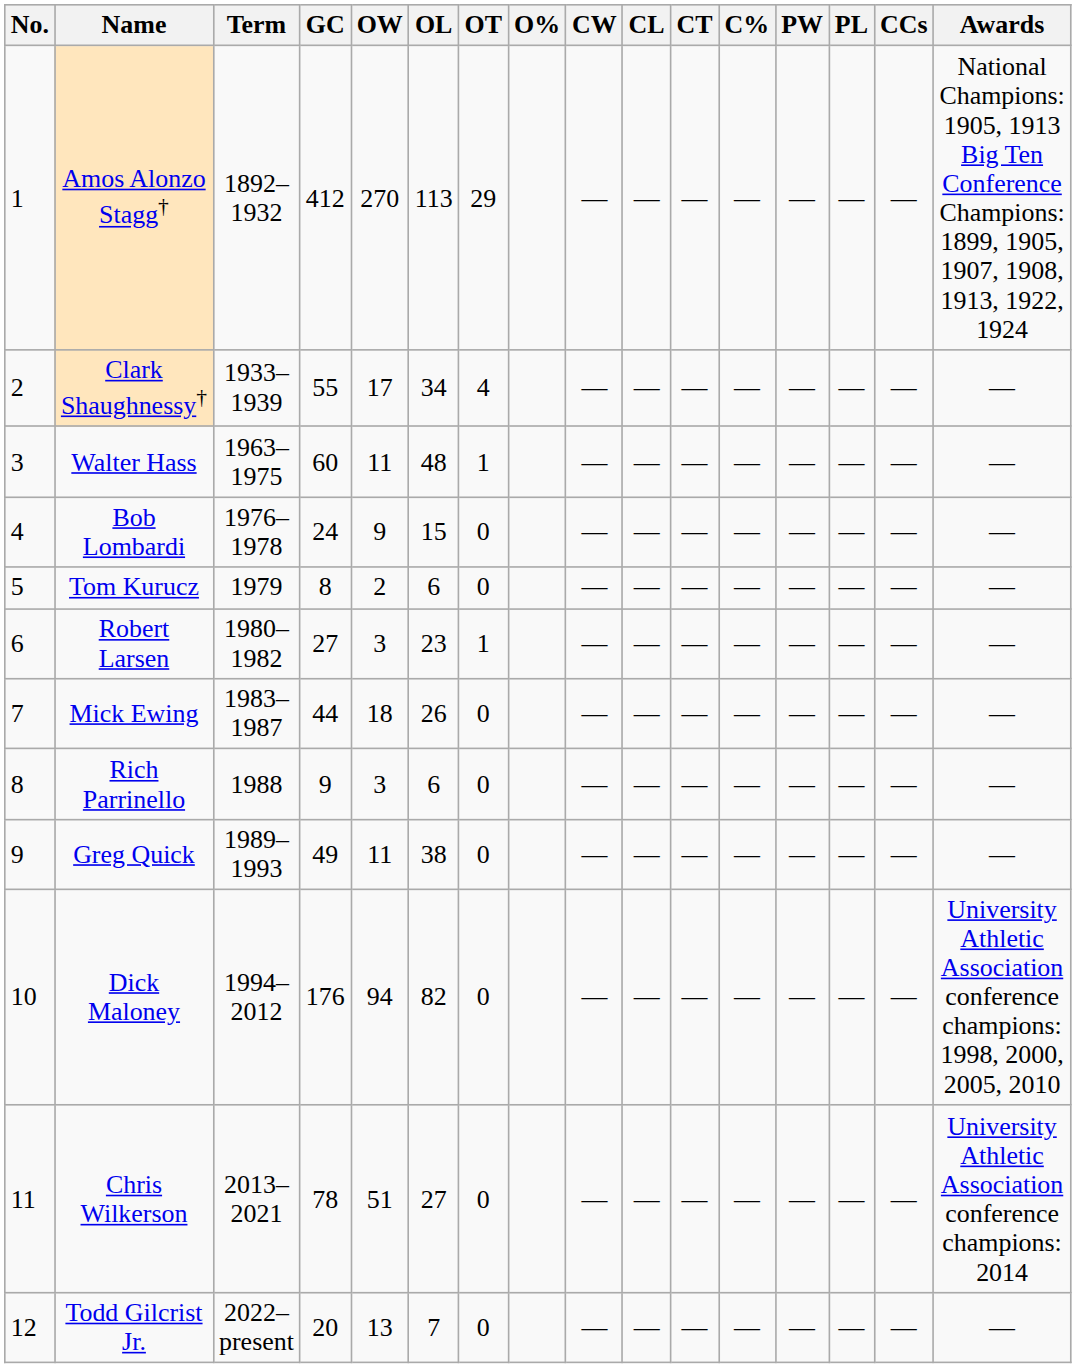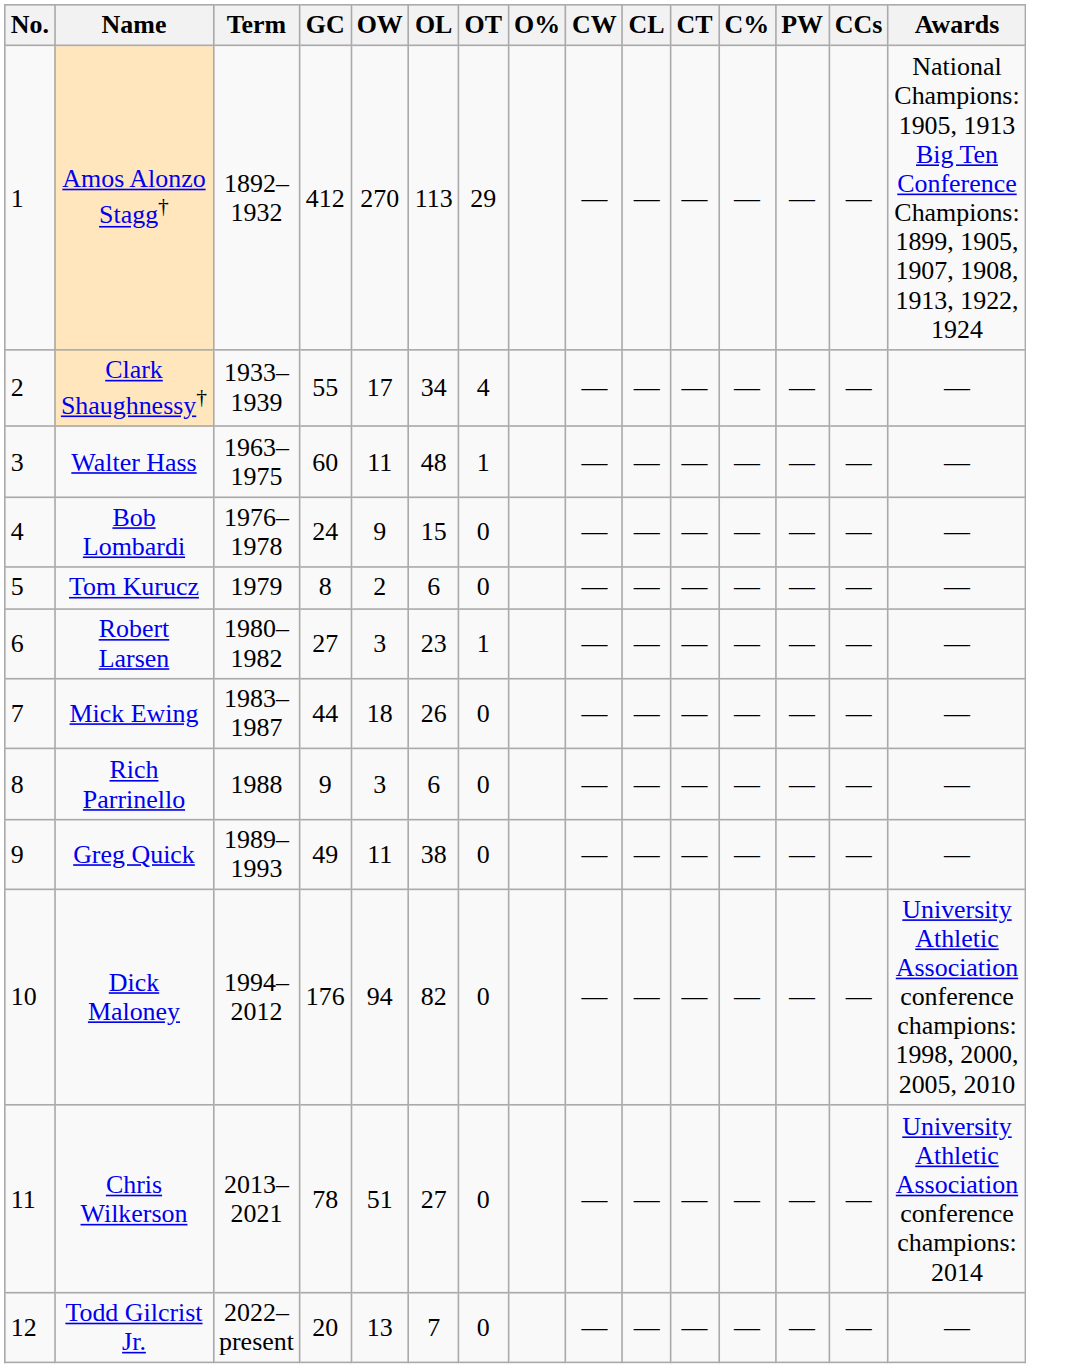- column: (851, 25)
